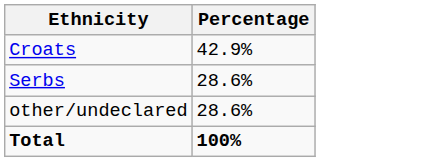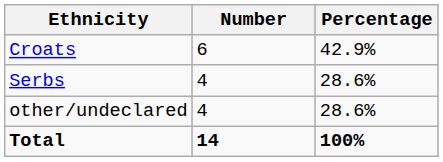+ column: (254, 20)
